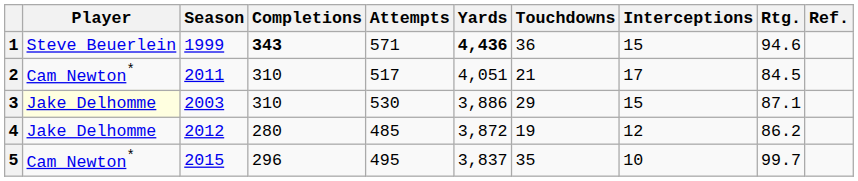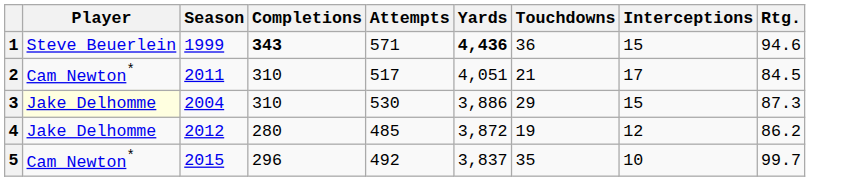- column: (829, 18)
(204, 104) 2003 -> (204, 104) 2004
(781, 104) 87.1 -> (781, 104) 87.3
(385, 160) 495 -> (385, 160) 492
